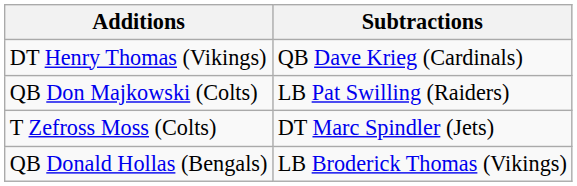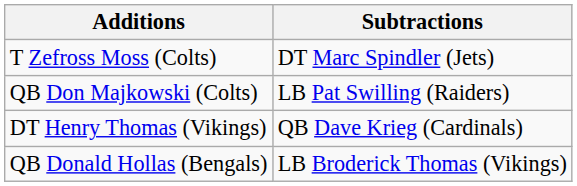rows swapped: (138, 57) <-> (113, 127)
